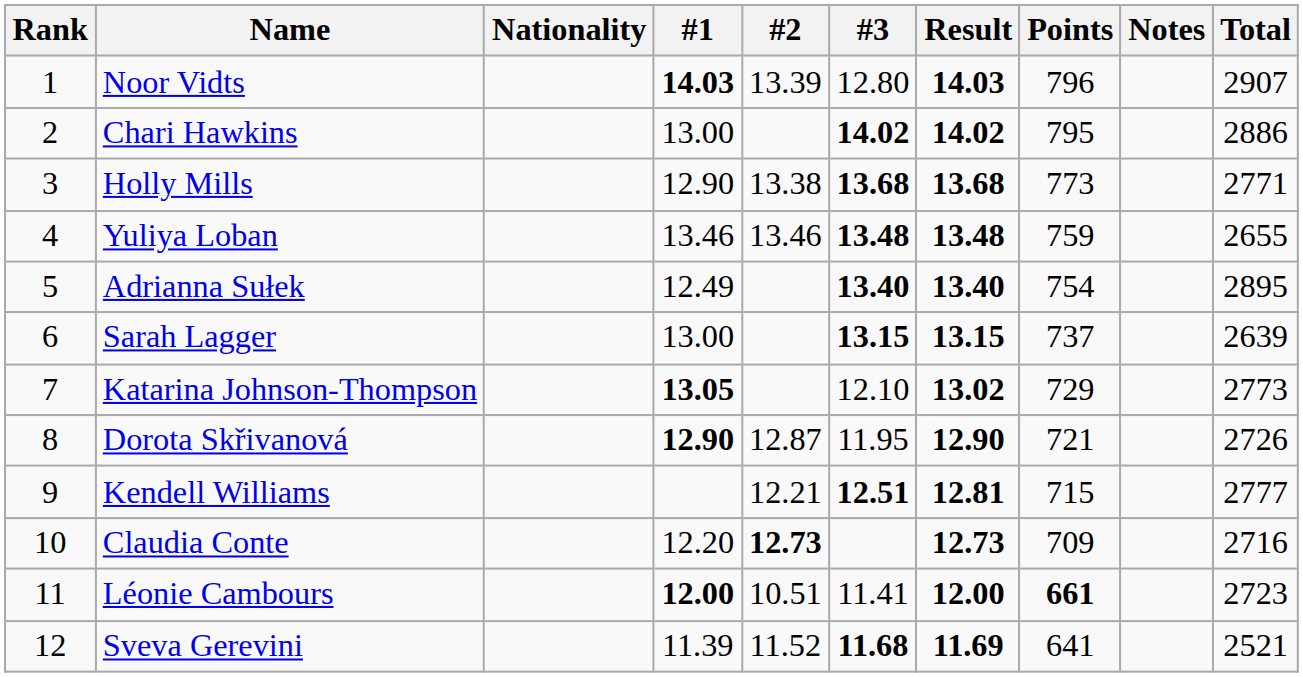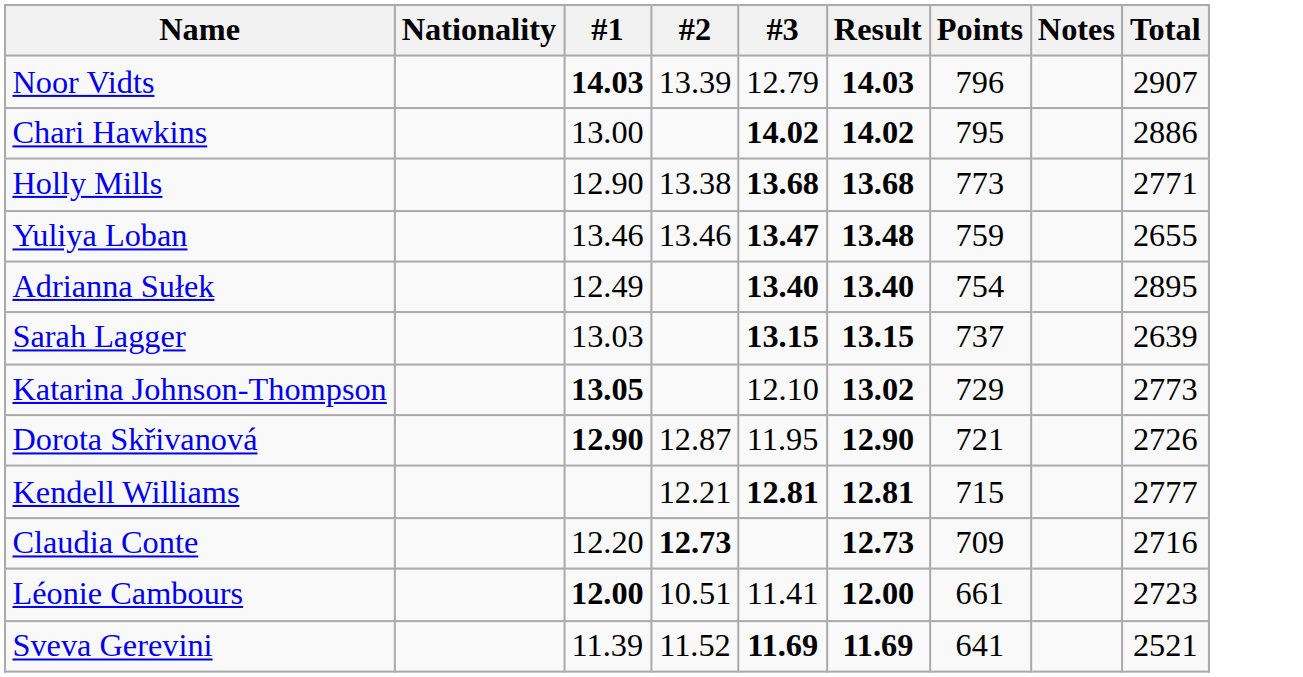- column: (50, 30)
(873, 81) 12.80 -> (783, 81) 12.79
(873, 235) 13.48 -> (783, 235) 13.47
(698, 337) 13.00 -> (607, 337) 13.03
(873, 491) 12.51 -> (783, 491) 12.81
(1070, 593) bold -> (980, 593) normal
(873, 645) 11.68 -> (783, 645) 11.69
